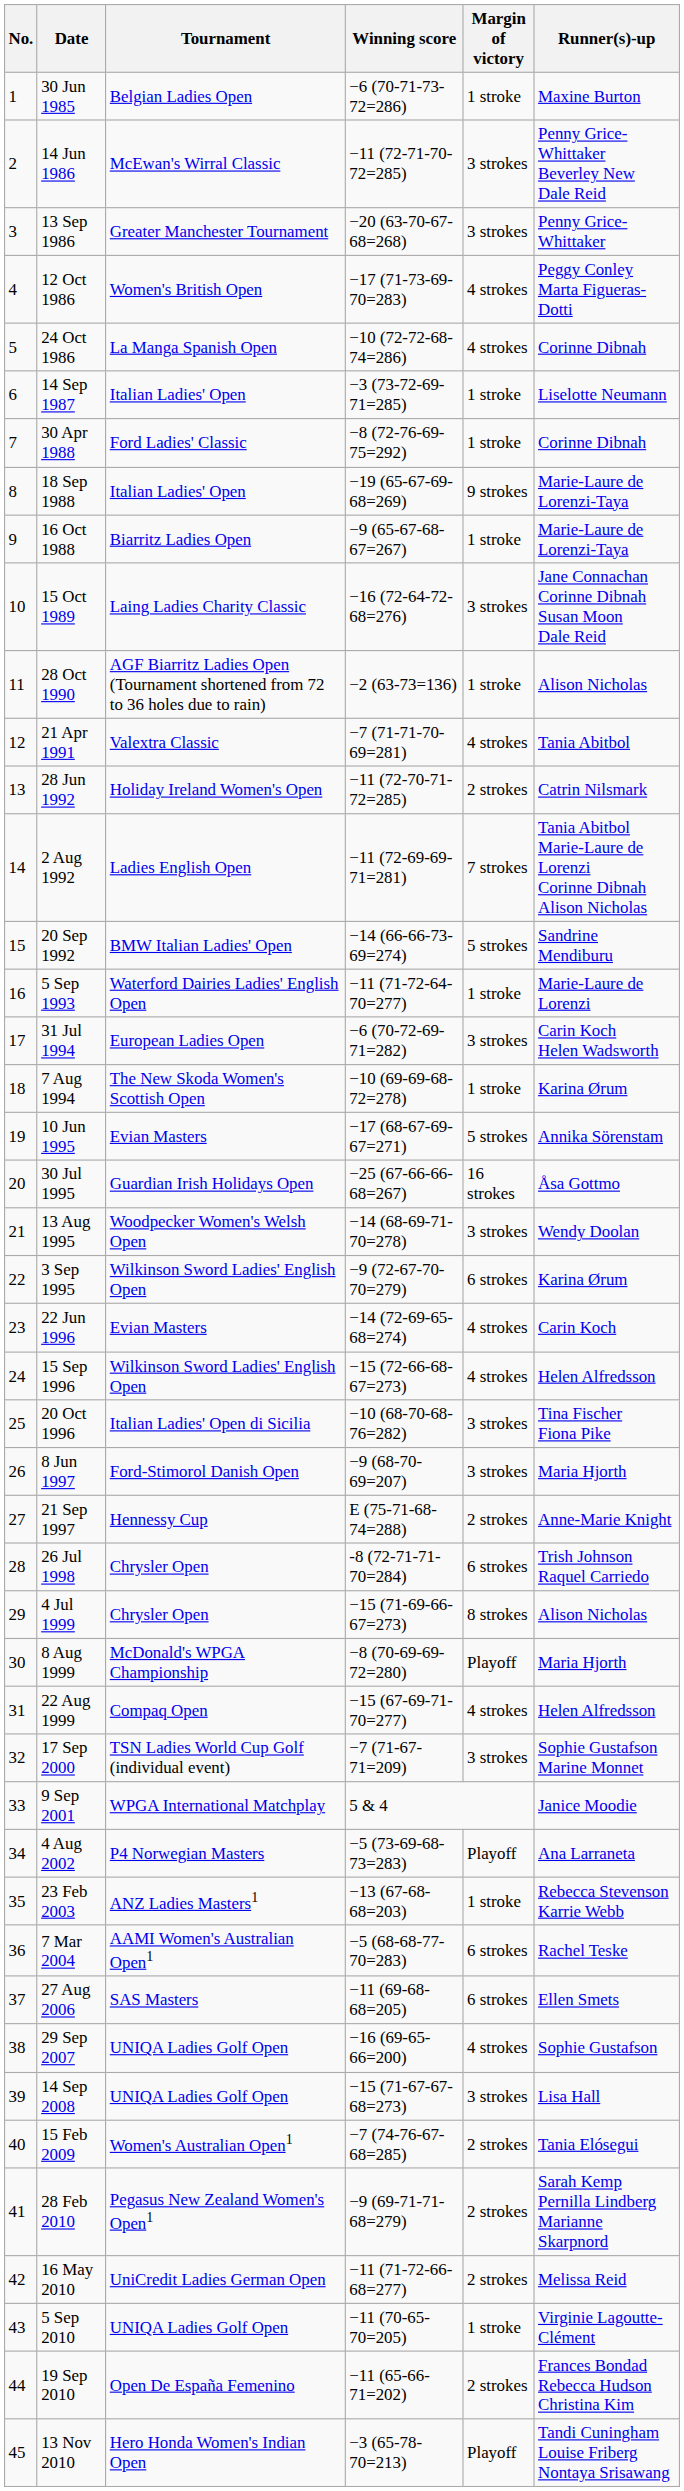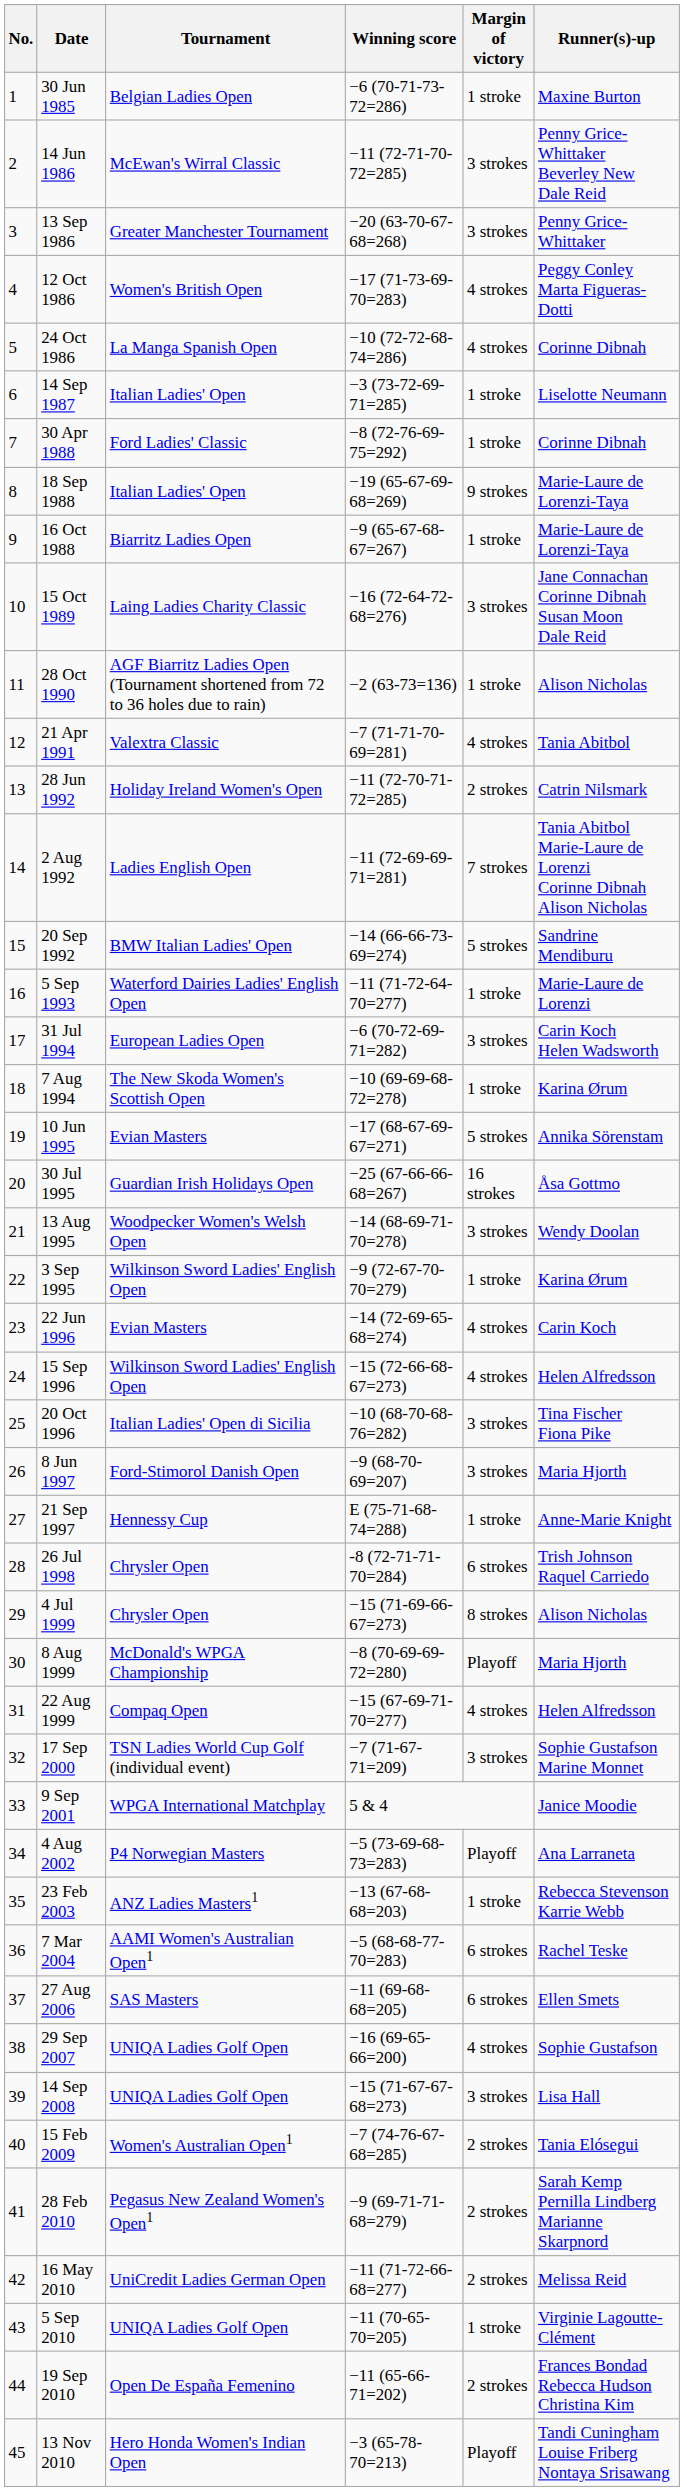(497, 1279) 6 strokes -> (494, 1279) 1 stroke
(497, 1518) 2 strokes -> (494, 1518) 1 stroke
